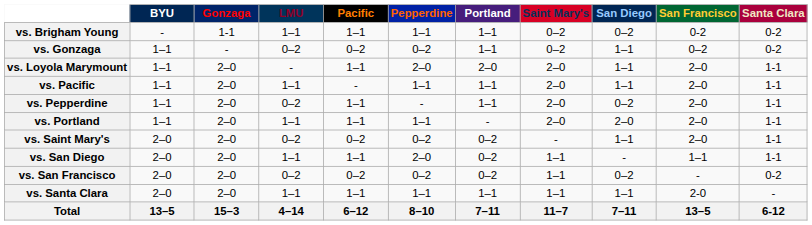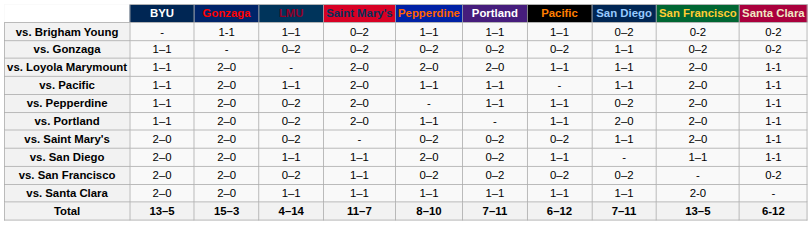columns swapped: (356, 14) <-> (556, 14)
(488, 50) 1–1 -> (495, 50) 0–2
(291, 122) 1–1 -> (291, 122) 0–2
